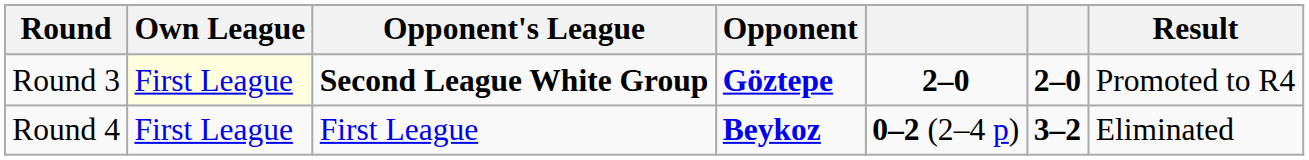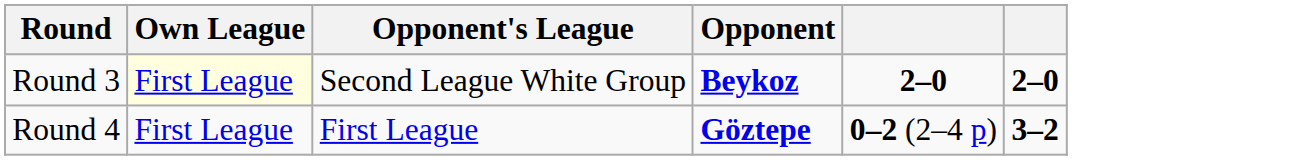- column: (1195, 29)
(514, 79) bold -> (503, 79) normal
(778, 79) Göztepe -> (749, 79) Beykoz
(772, 129) Beykoz -> (756, 129) Göztepe
